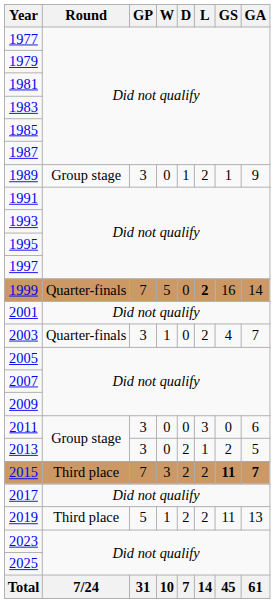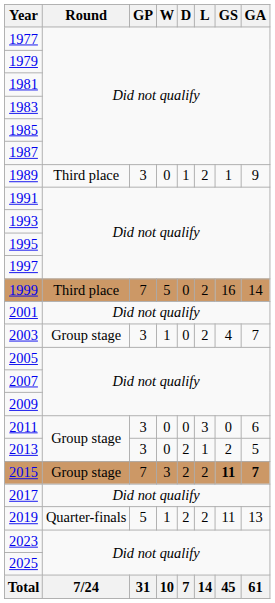(86, 175) Group stage -> (86, 175) Third place
(86, 289) Quarter-finals -> (86, 289) Third place
(205, 289) bold -> (205, 289) normal
(86, 335) Quarter-finals -> (86, 335) Group stage
(86, 472) Third place -> (86, 472) Group stage
(86, 518) Third place -> (86, 518) Quarter-finals
